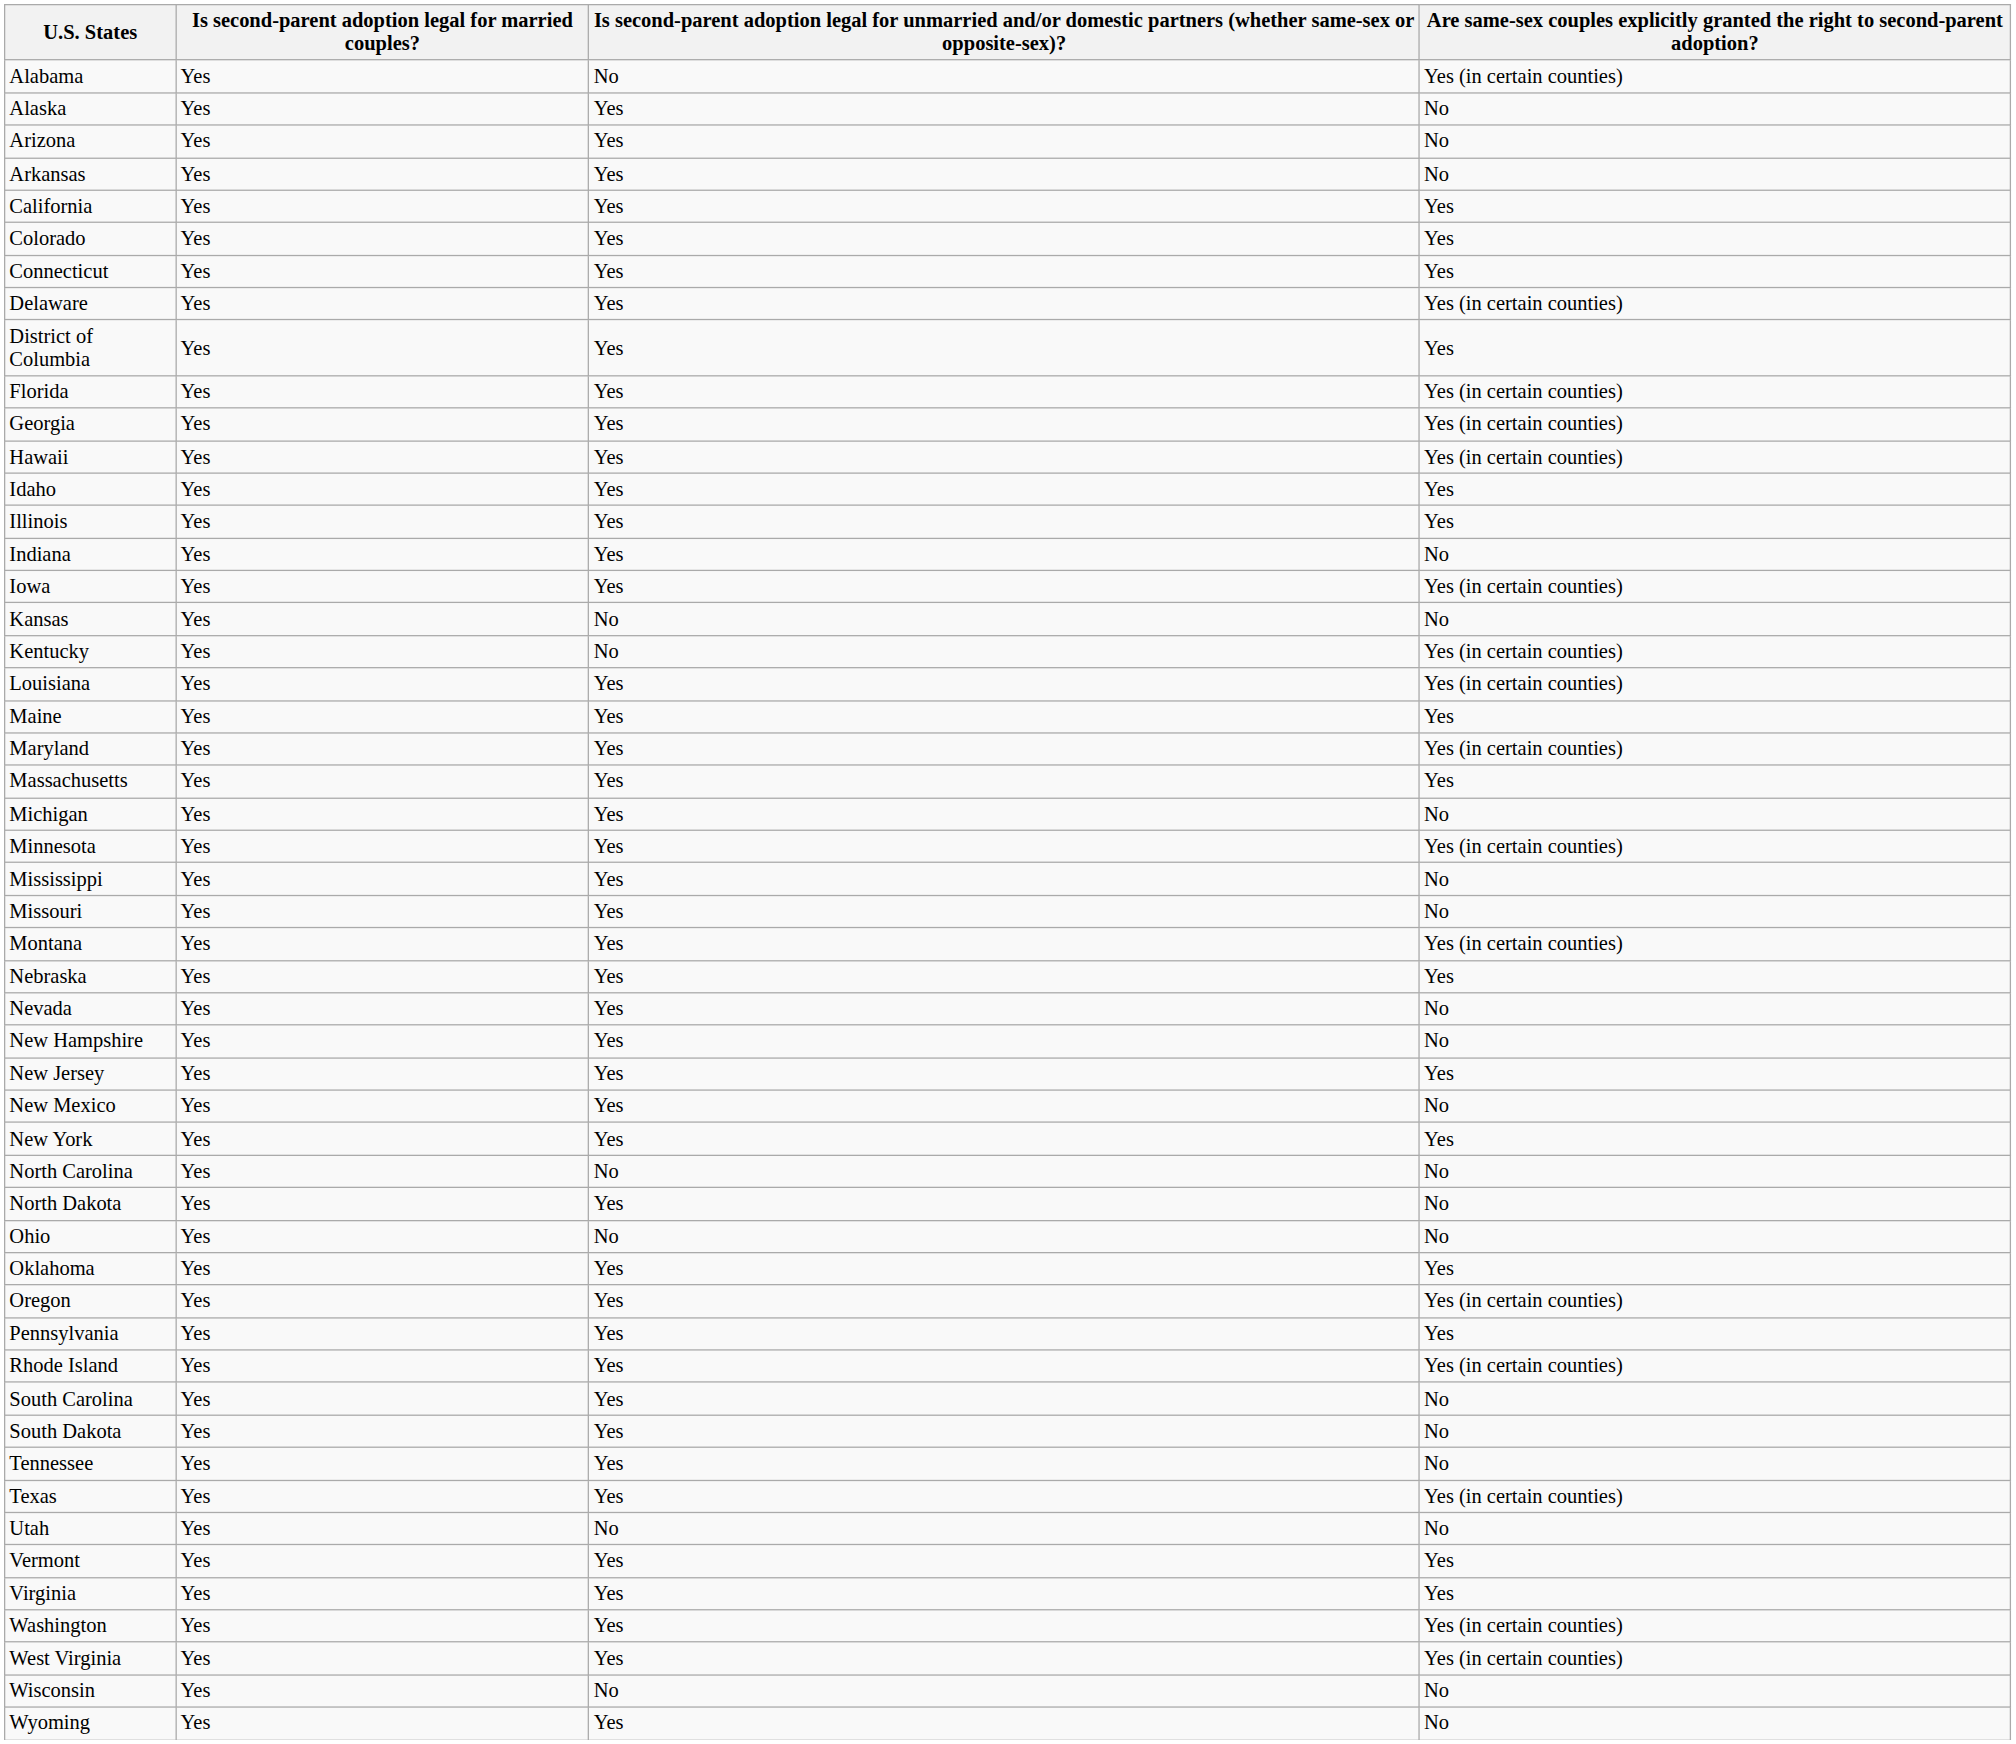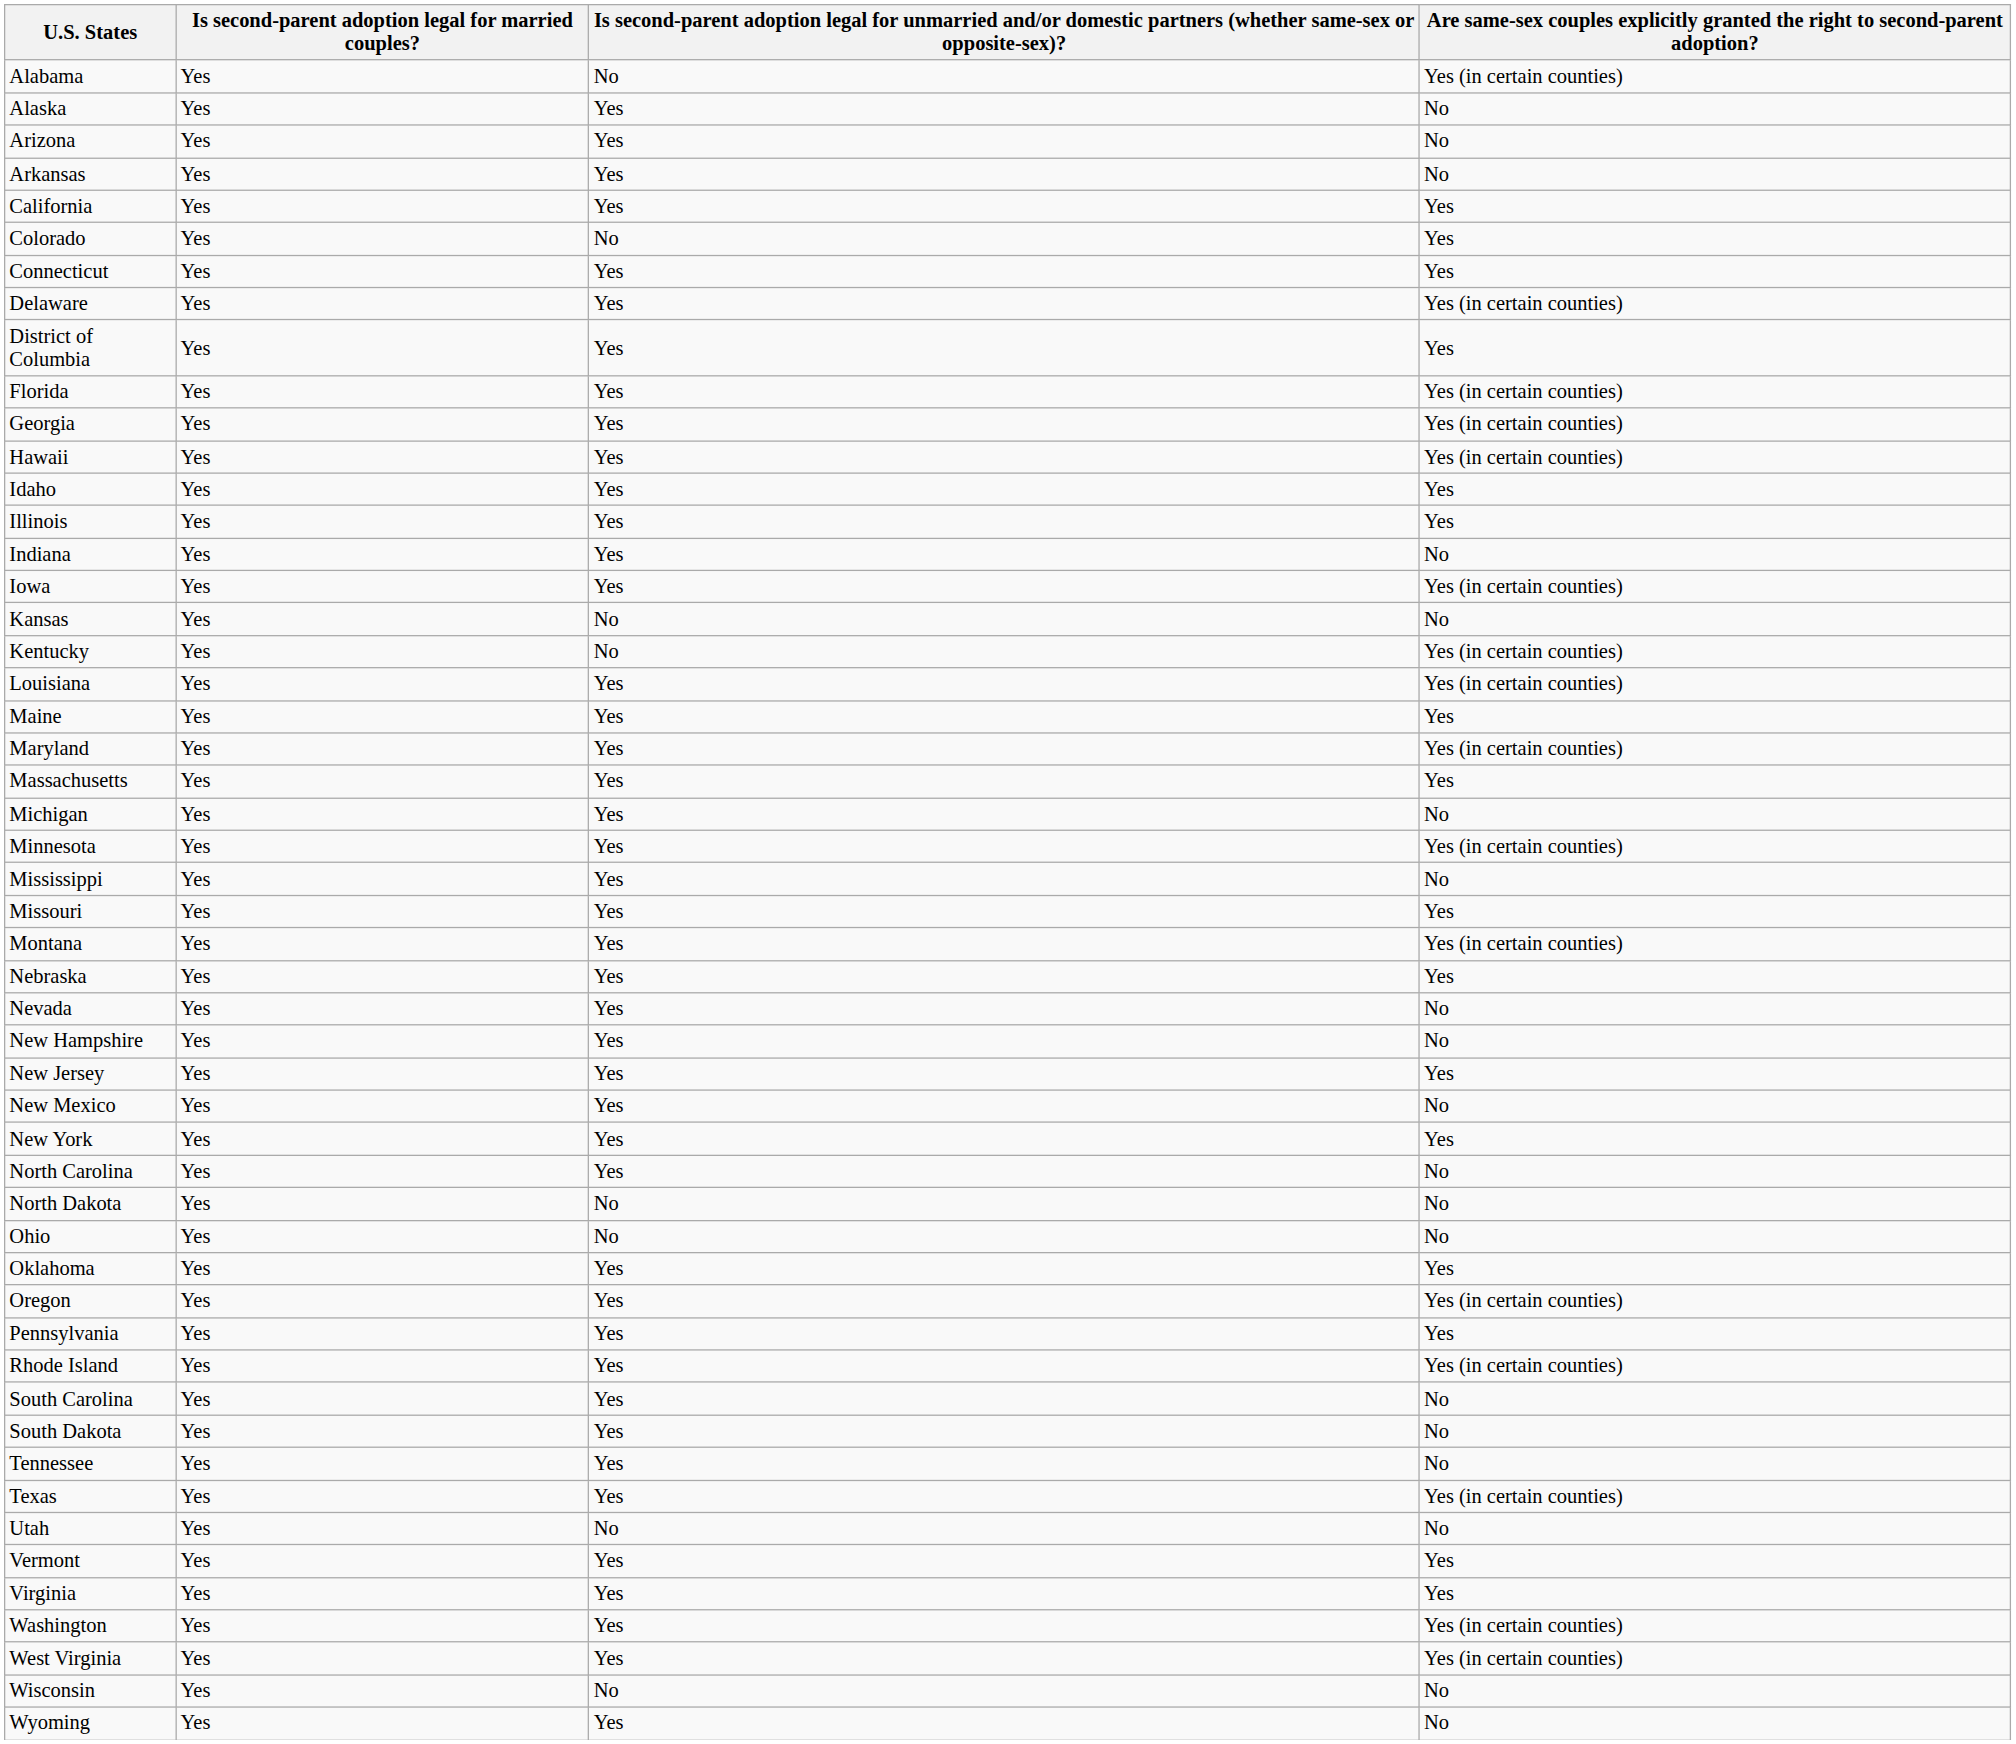(609, 238) Yes -> (606, 238) No
(1437, 911) No -> (1439, 911) Yes
(606, 1171) No -> (609, 1171) Yes
(609, 1203) Yes -> (606, 1203) No
